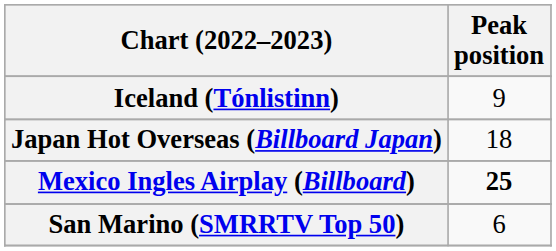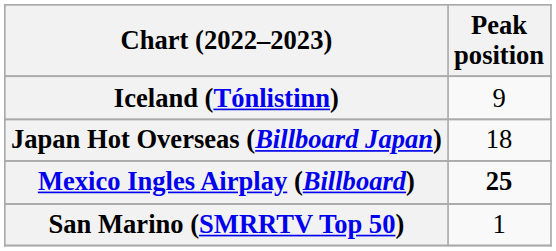(499, 223) 6 -> (499, 223) 1
